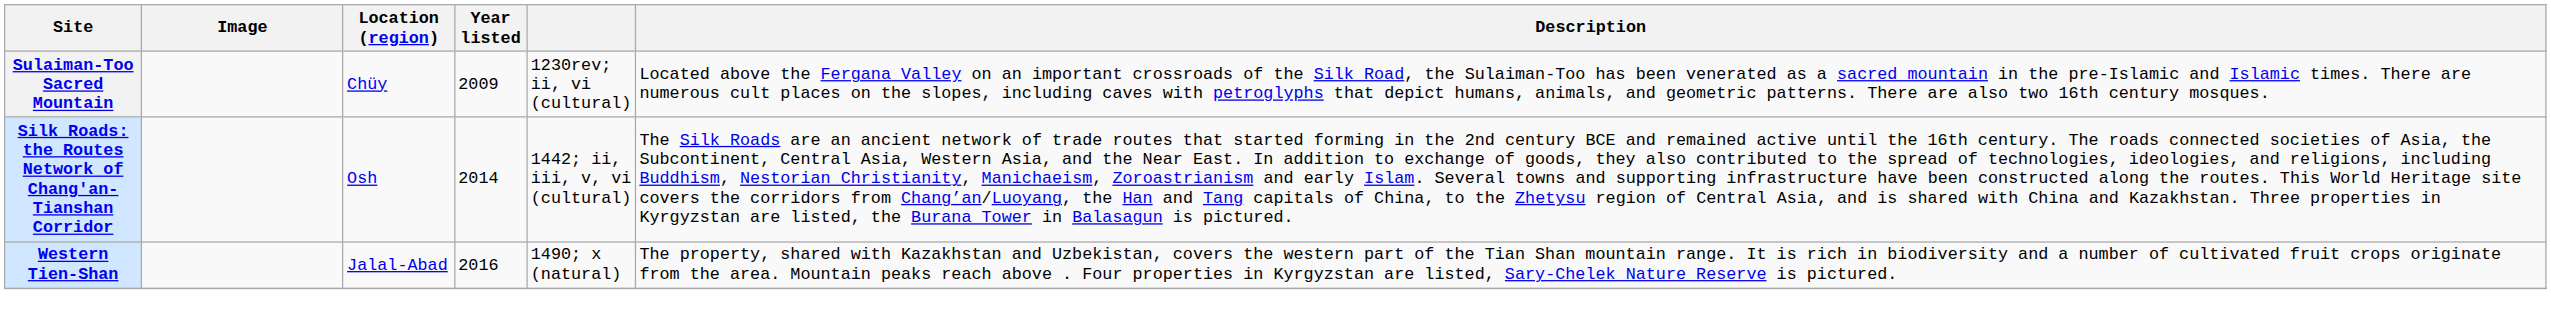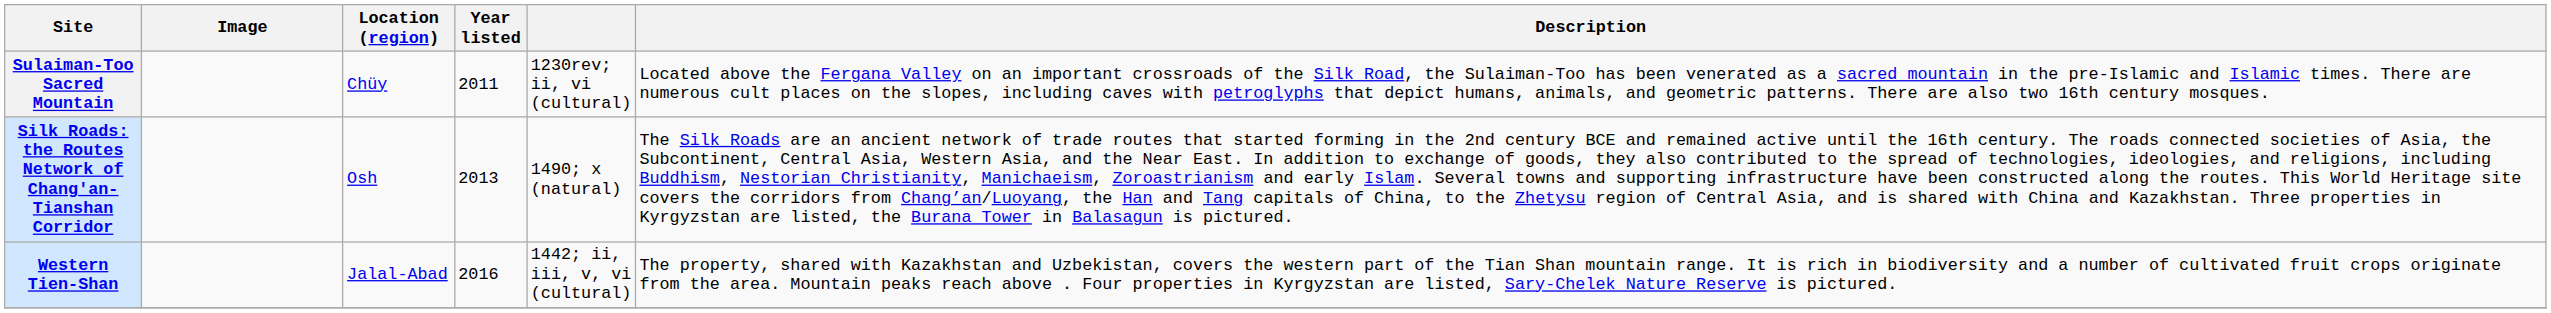(478, 84) 2009 -> (478, 84) 2011
(478, 179) 2014 -> (478, 179) 2013
(581, 179) 1442; ii, iii, v, vi (cultural) -> (576, 179) 1490; x (natural)
(576, 265) 1490; x (natural) -> (581, 274) 1442; ii, iii, v, vi (cultural)
